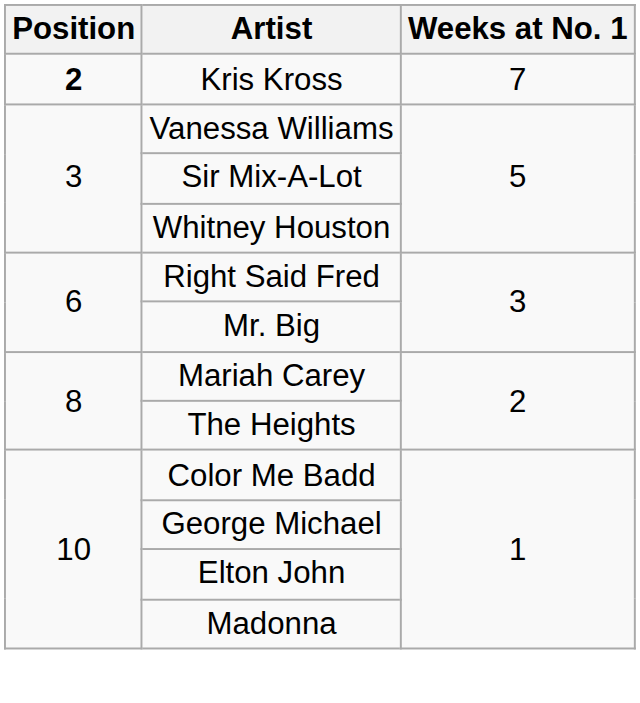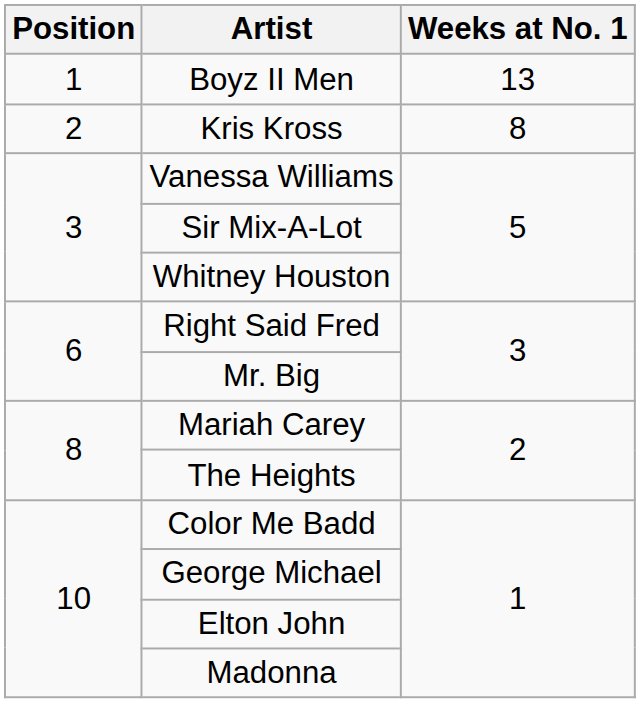+ row: (272, 78)
(74, 78) bold -> (74, 128) normal
(518, 78) 7 -> (518, 128) 8
